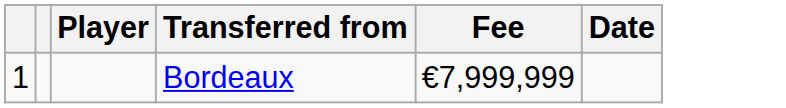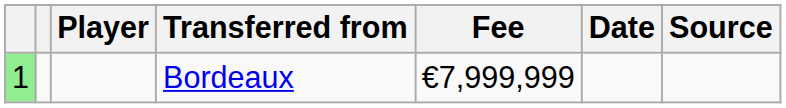+ column: (721, 28)
(21, 77) no background -> (21, 77) lightgreen background
